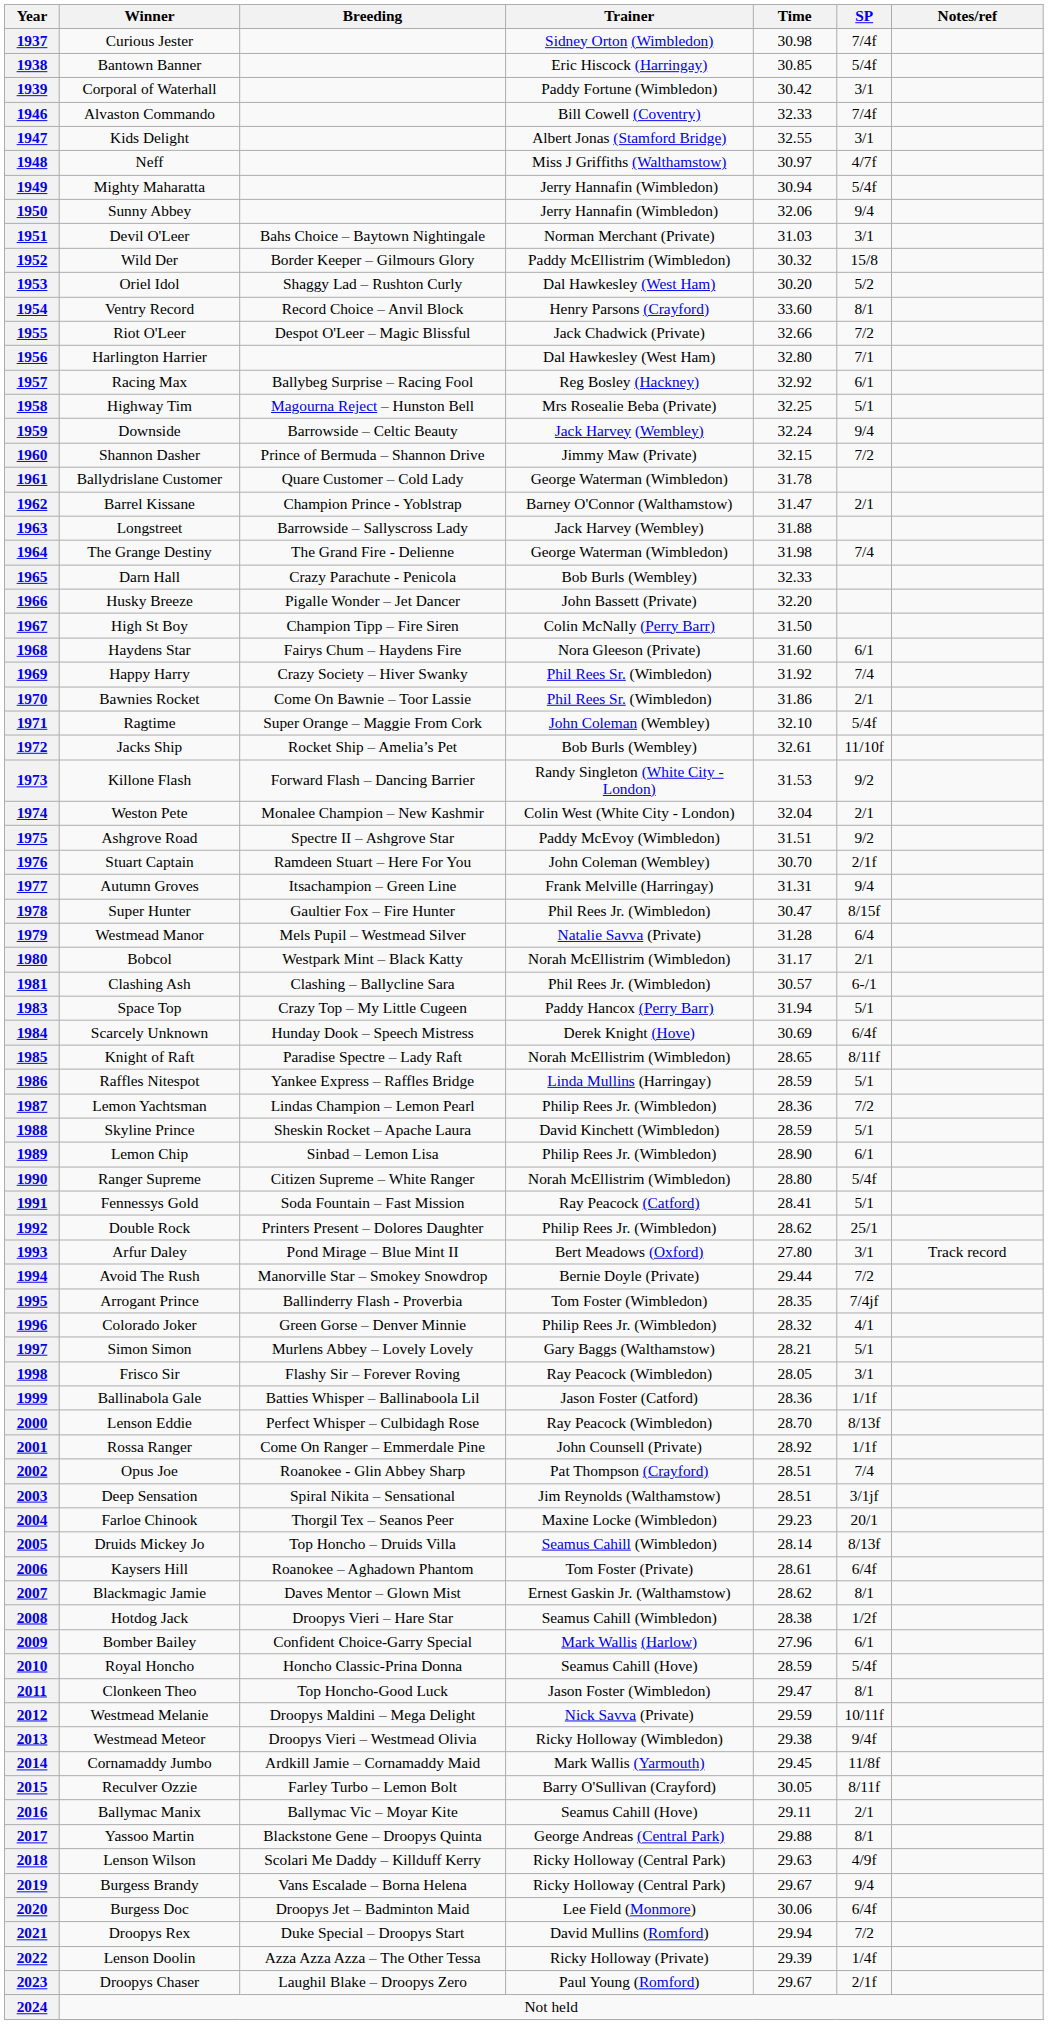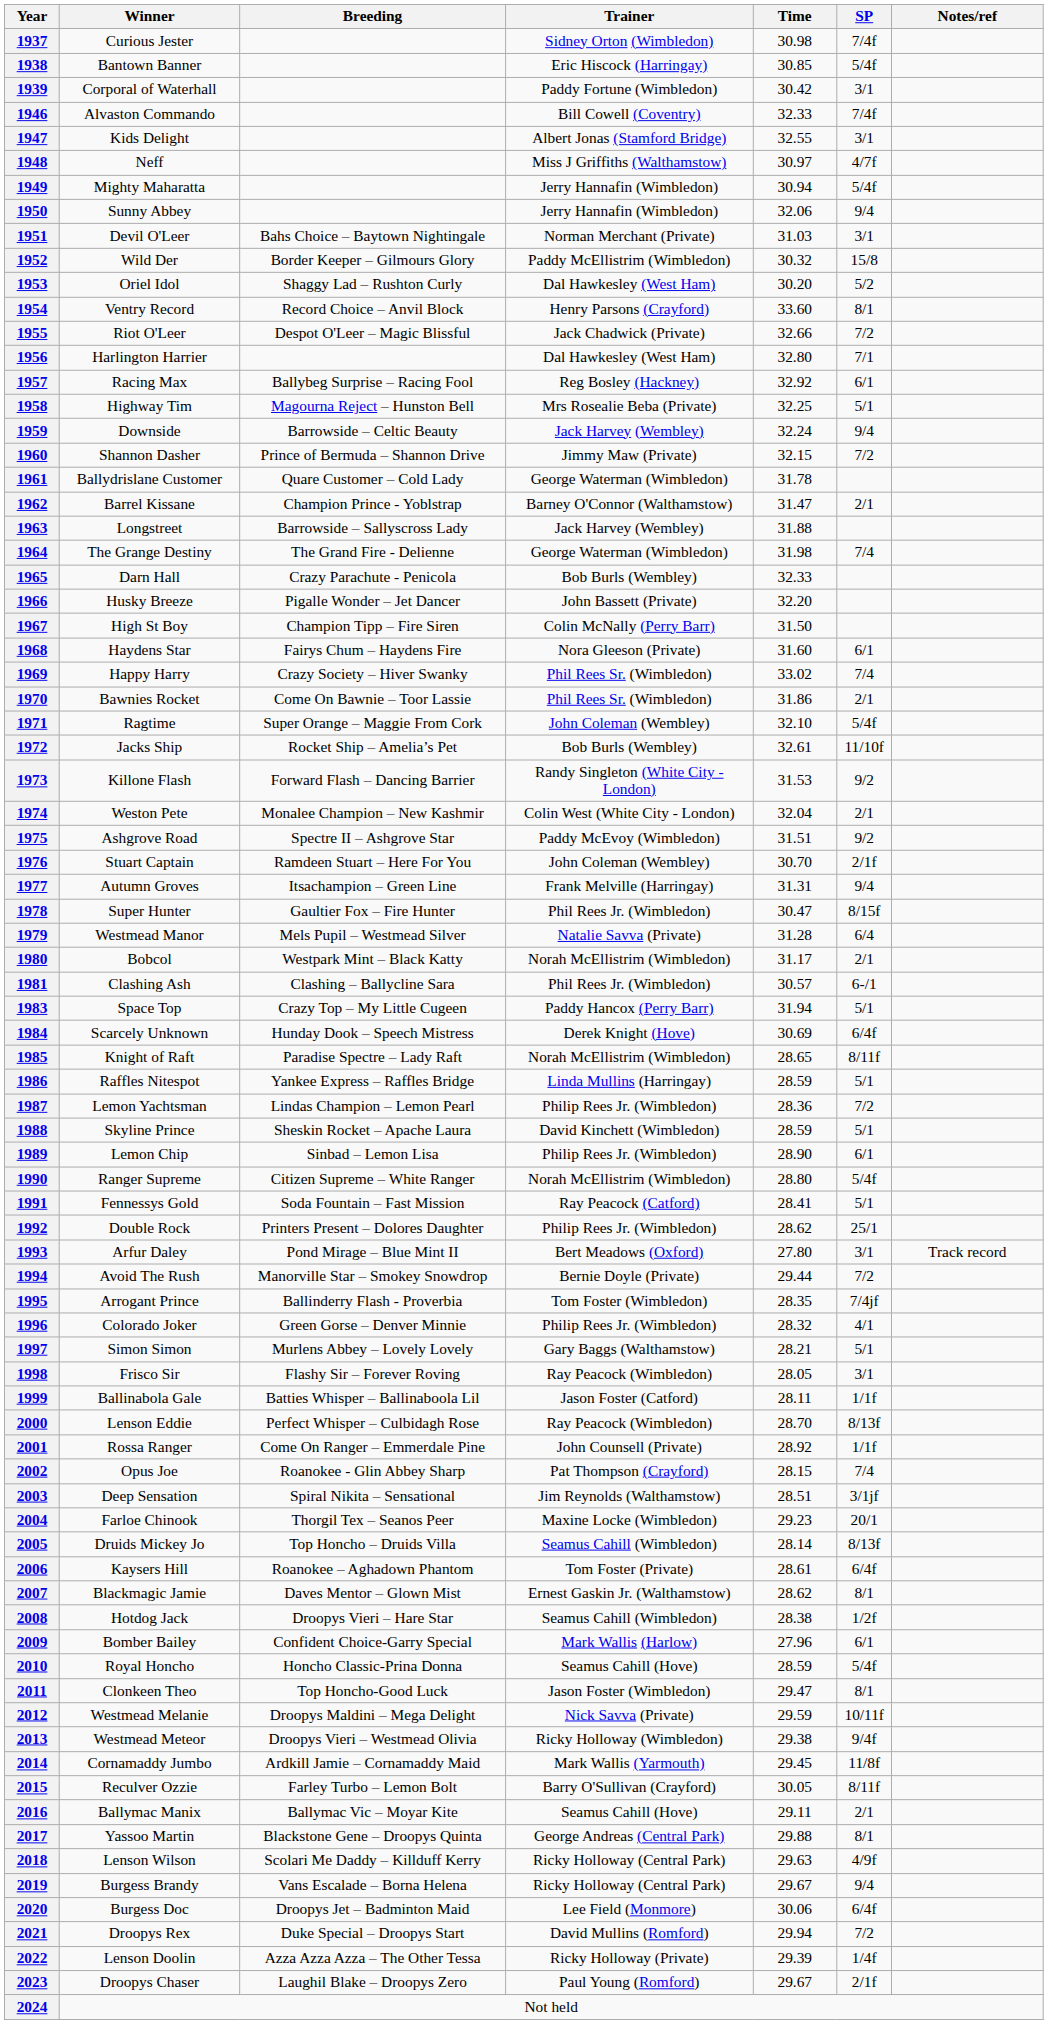(795, 674) 31.92 -> (795, 674) 33.02
(795, 1398) 28.36 -> (795, 1398) 28.11
(795, 1471) 28.51 -> (795, 1471) 28.15
